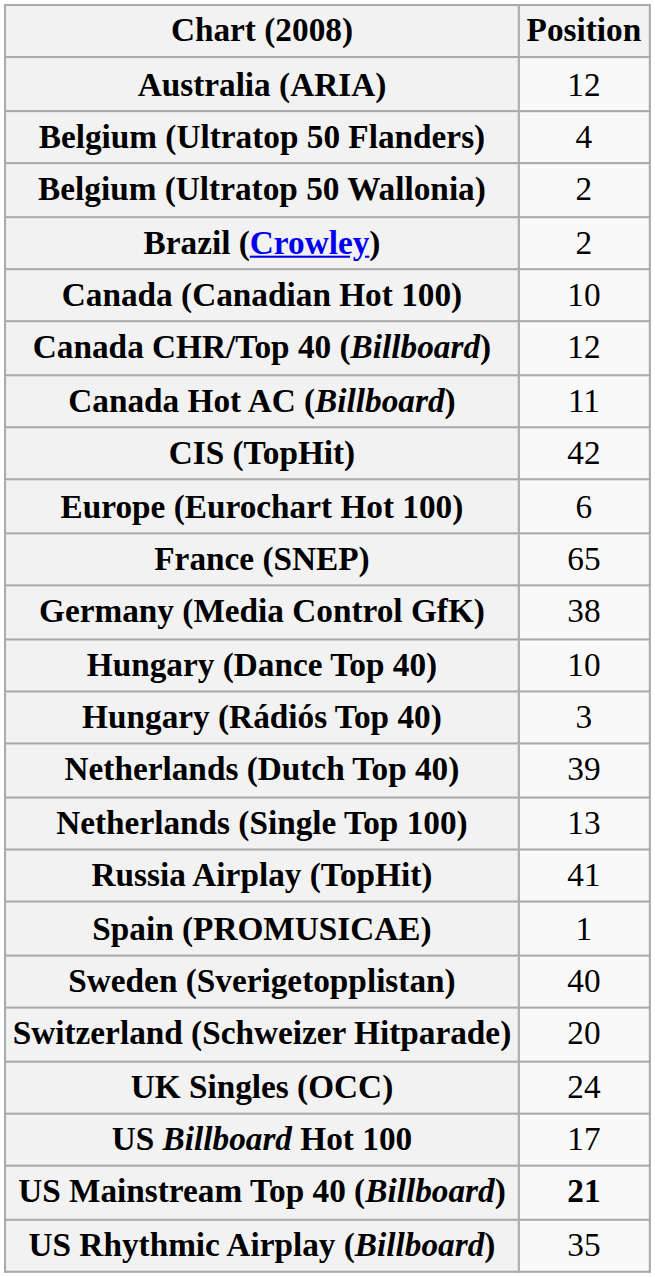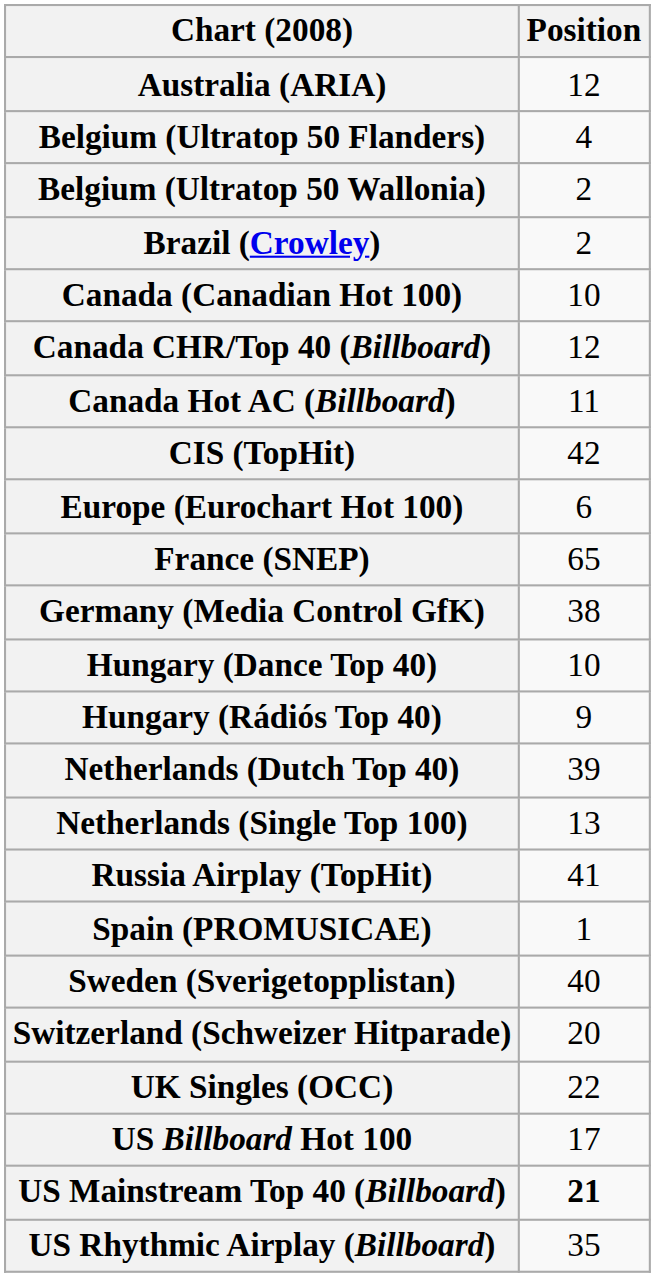(584, 717) 3 -> (584, 717) 9
(584, 1086) 24 -> (584, 1086) 22
